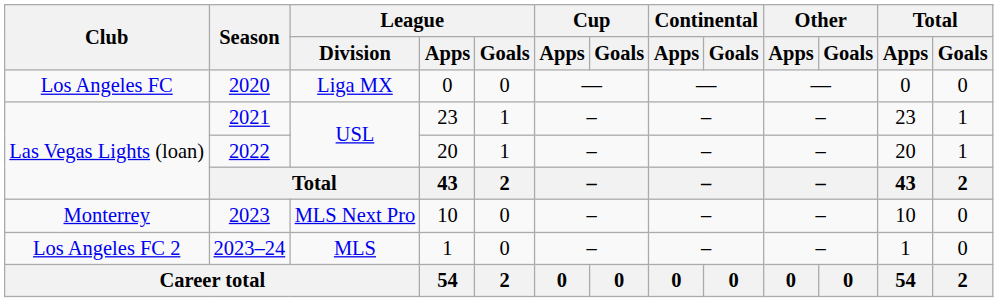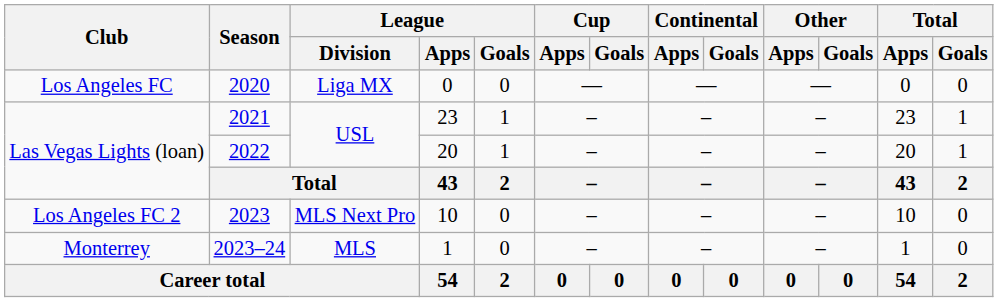(107, 215) Monterrey -> (107, 215) Los Angeles FC 2
(107, 248) Los Angeles FC 2 -> (107, 248) Monterrey
